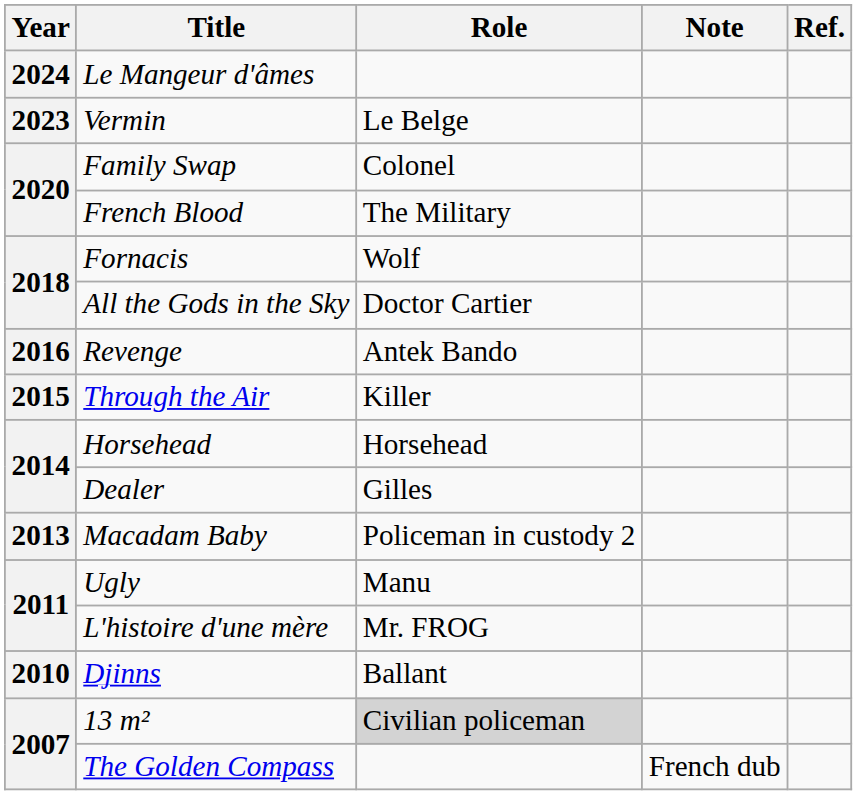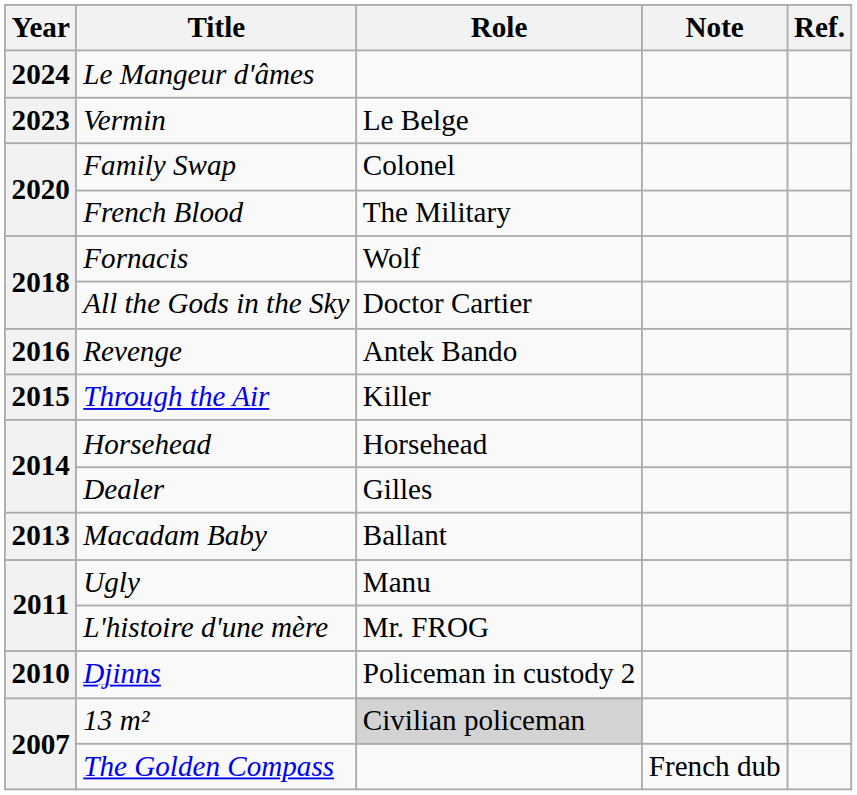(499, 535) Policeman in custody 2 -> (405, 535) Ballant
(405, 674) Ballant -> (499, 674) Policeman in custody 2
